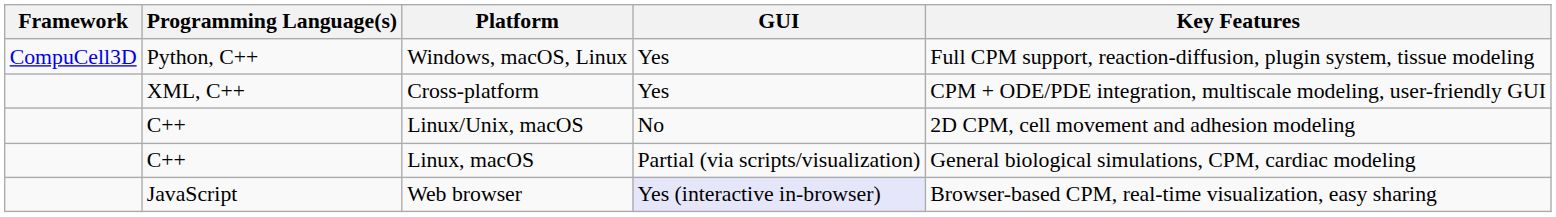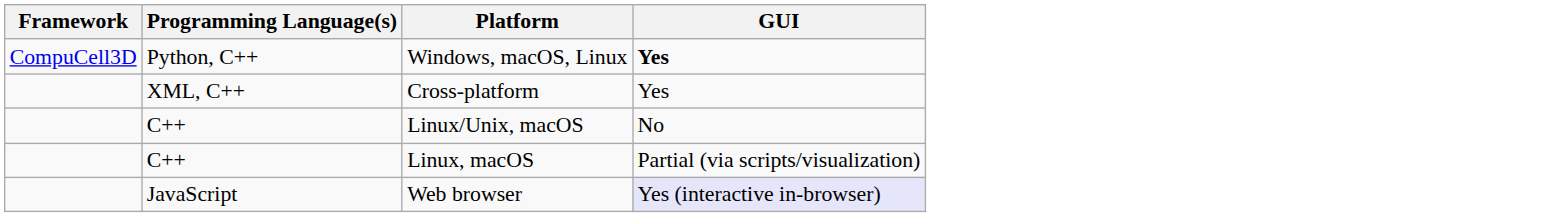- column: (1238, 21)
(653, 56) normal -> (653, 56) bold
